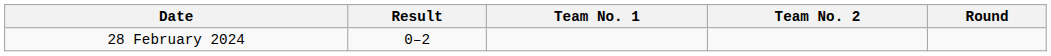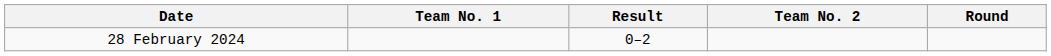columns swapped: (597, 16) <-> (417, 16)
